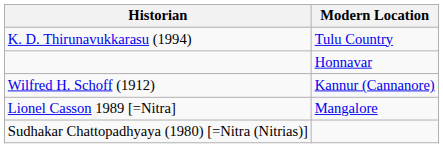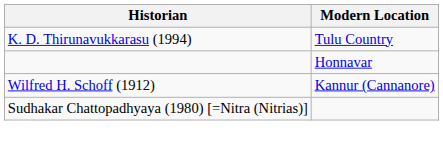- row: (92, 108)
